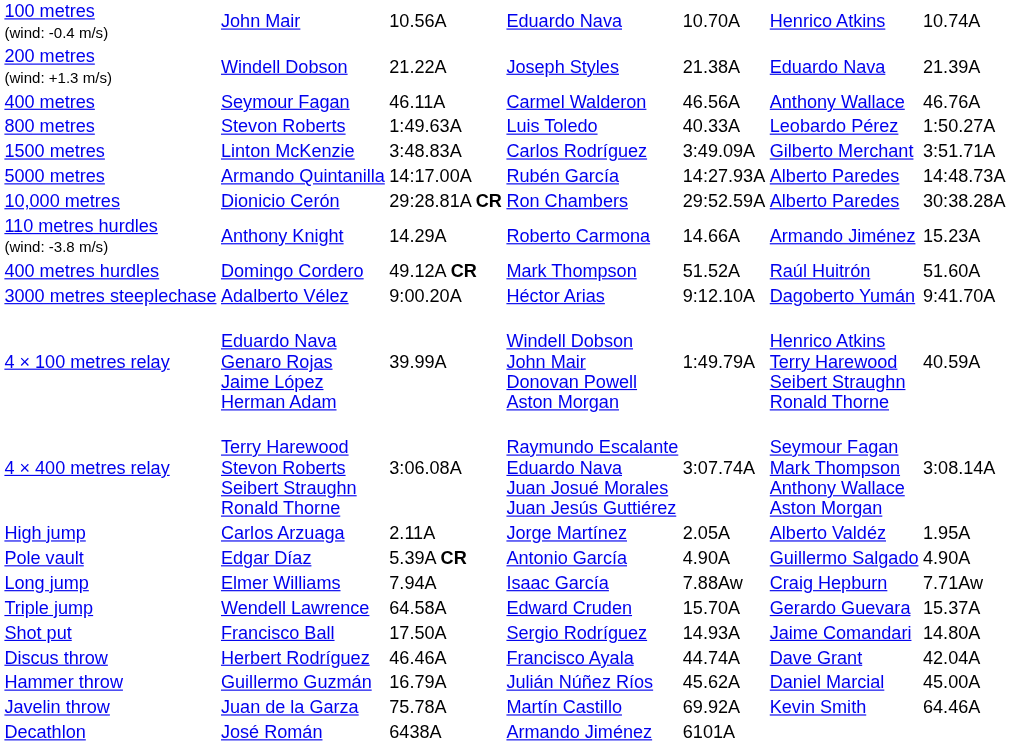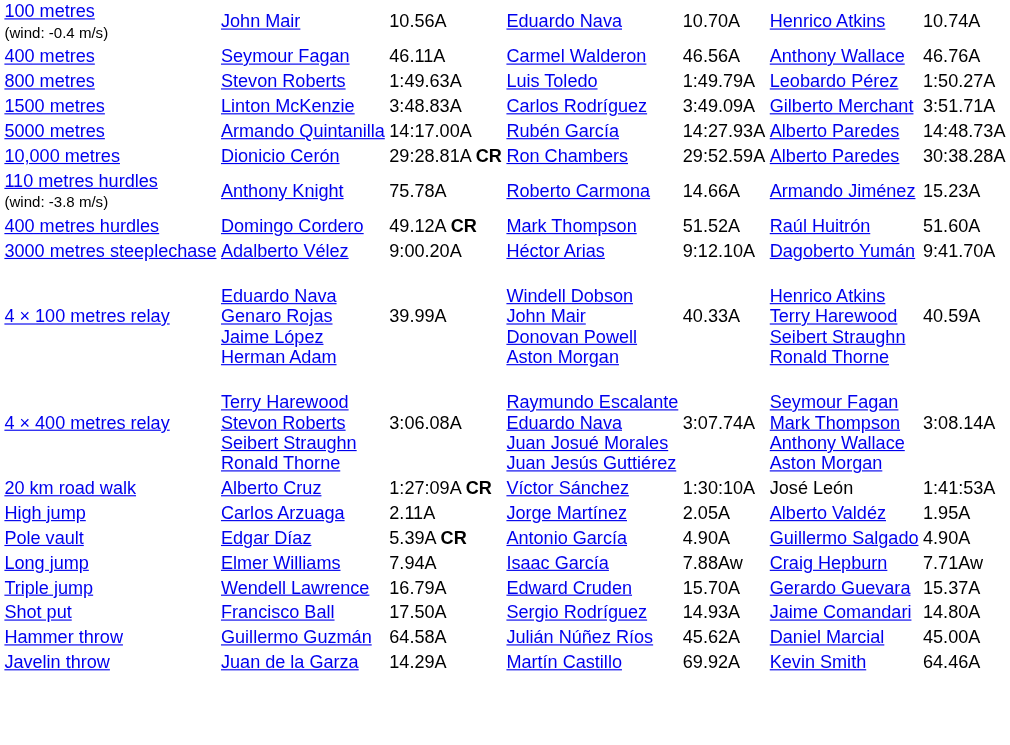- row: (58, 66)
(711, 126) 40.33A -> (719, 81) 1:49.79A
(418, 236) 14.29A -> (418, 191) 75.78A
(719, 361) 1:49.79A -> (711, 316) 40.33A
+ row: (70, 488)
(418, 608) 64.58A -> (418, 587) 16.79A
- row: (56, 657)
(418, 682) 16.79A -> (418, 637) 64.58A
(418, 707) 75.78A -> (418, 662) 14.29A
- row: (45, 732)
